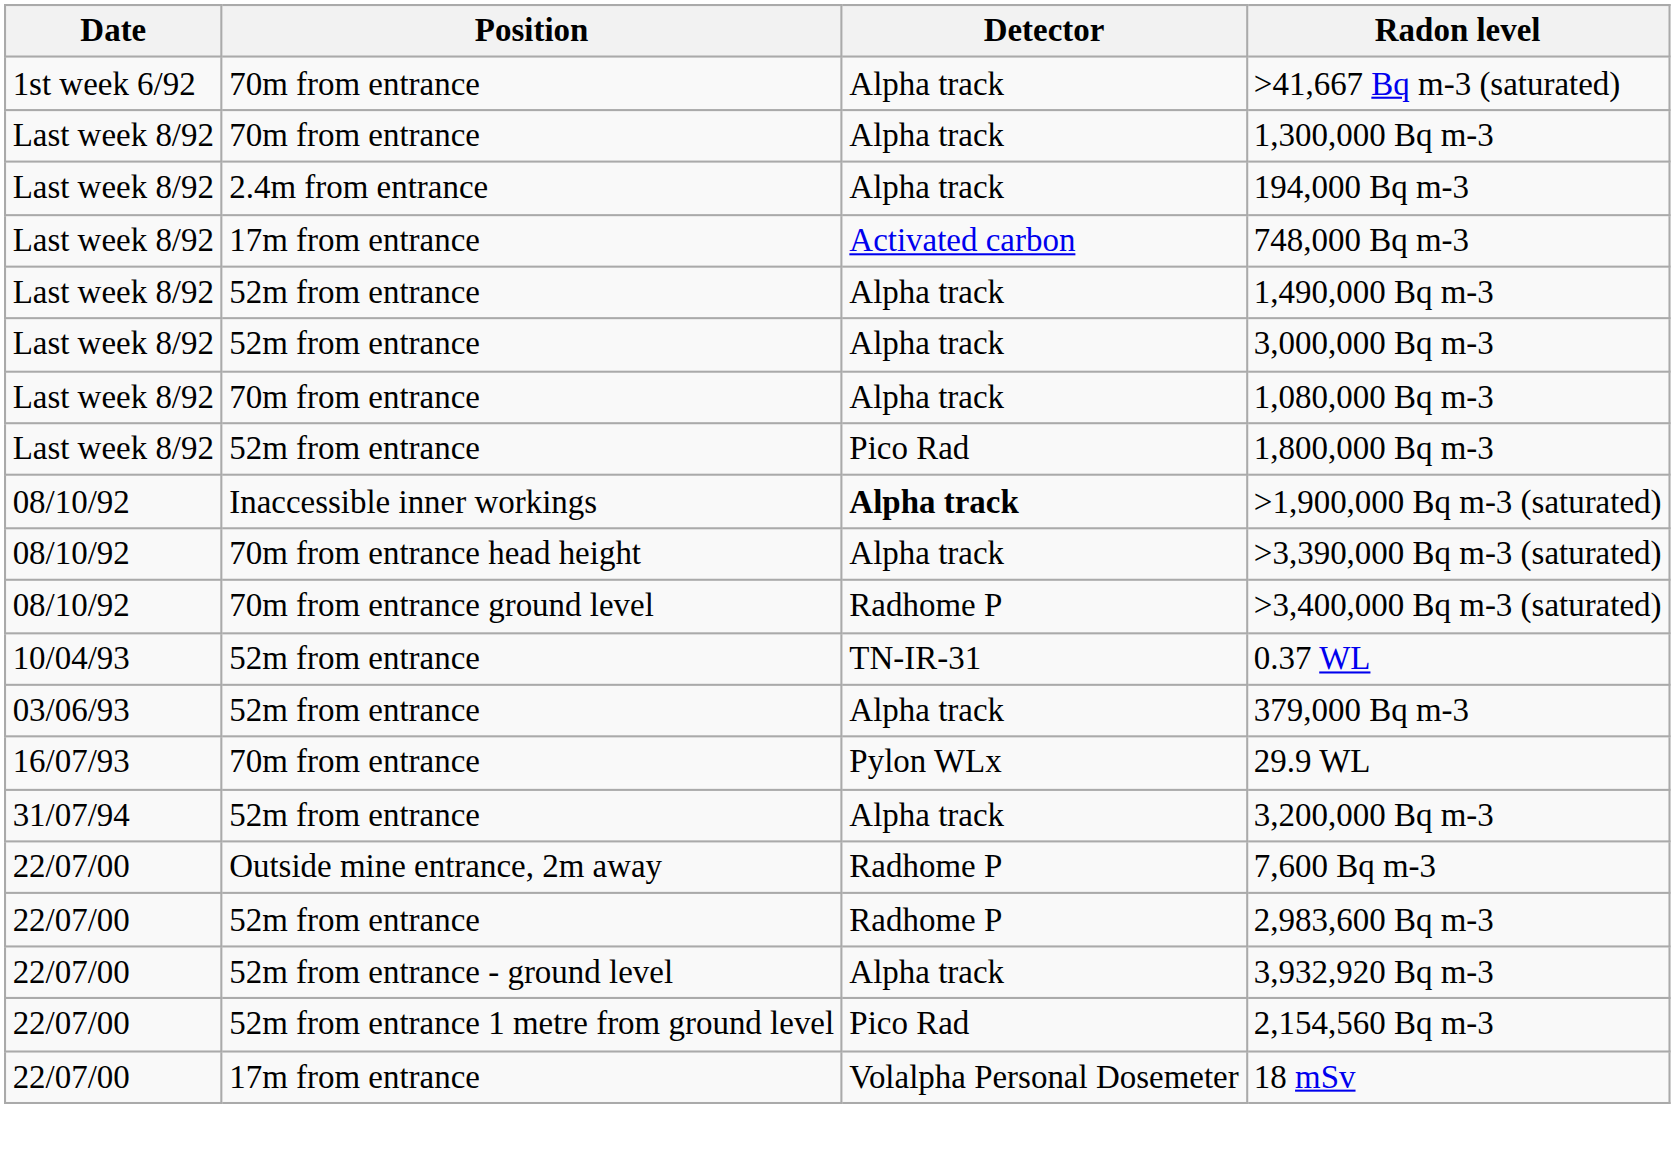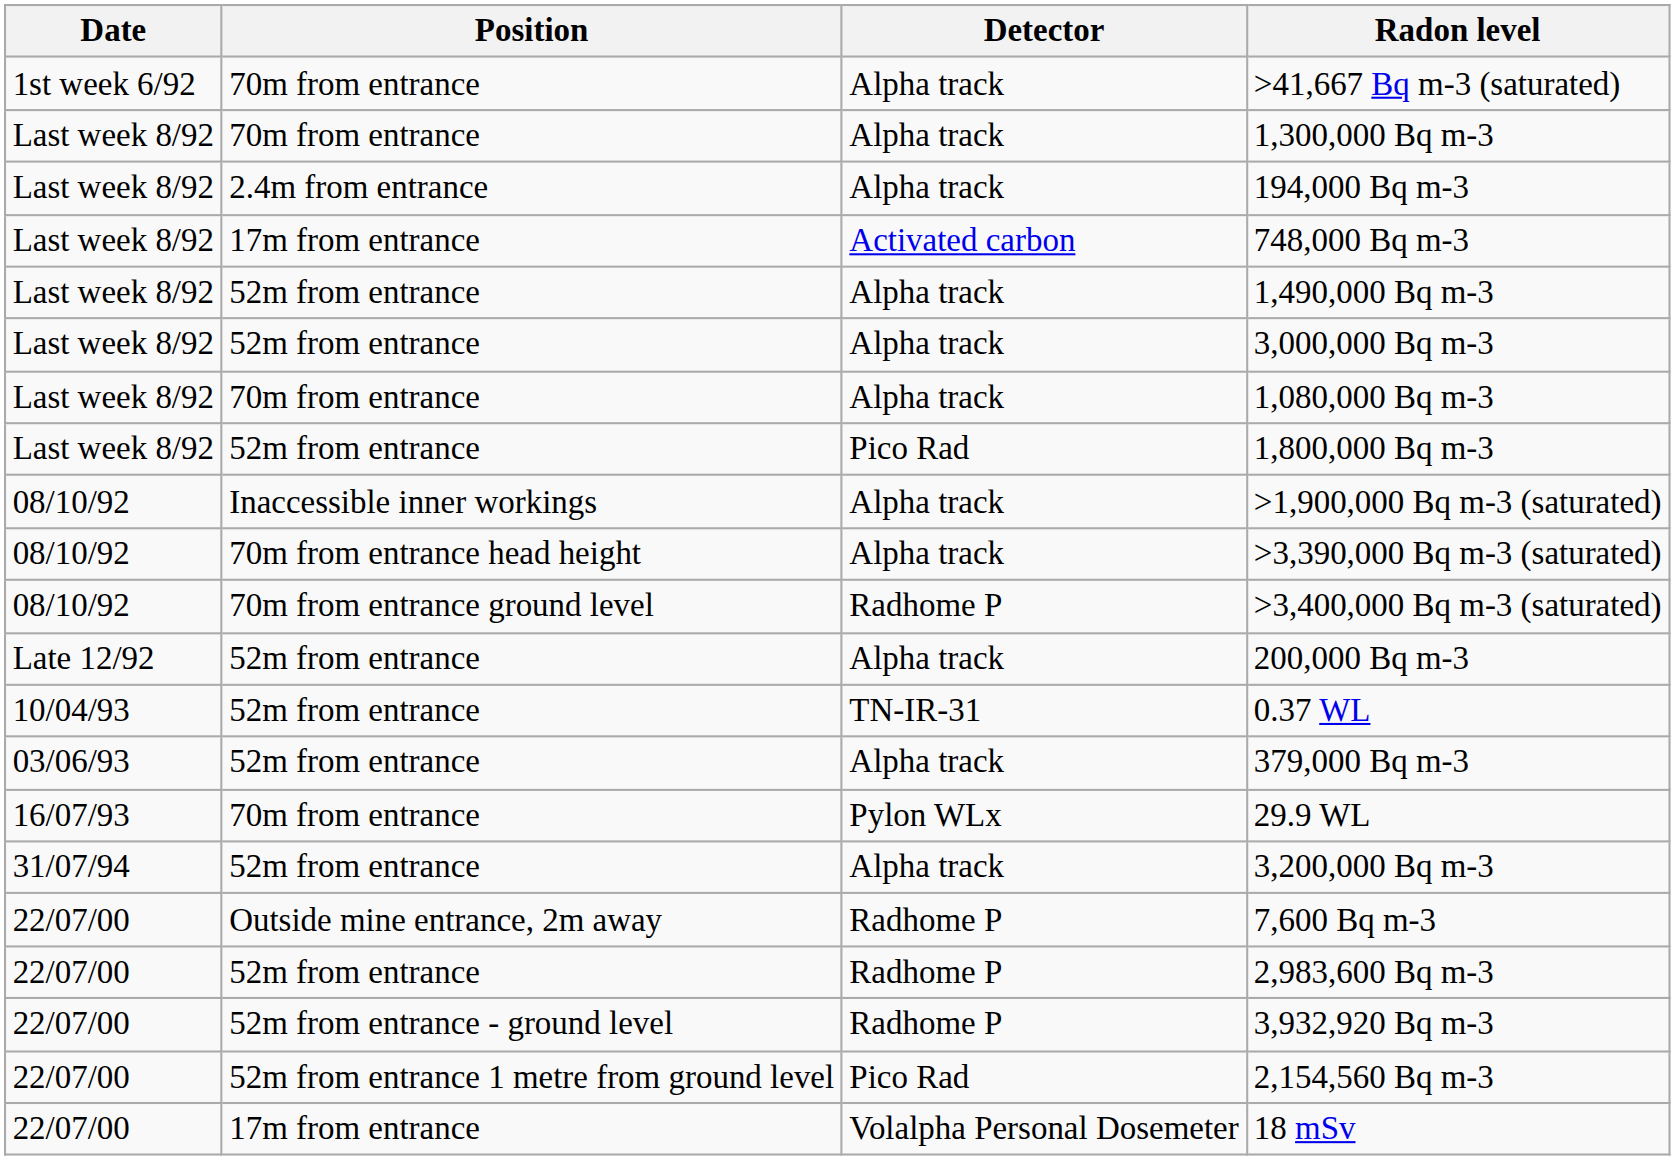(934, 501) bold -> (927, 501) normal
+ row: (1361, 657)
(927, 971) Alpha track -> (926, 1023) Radhome P
